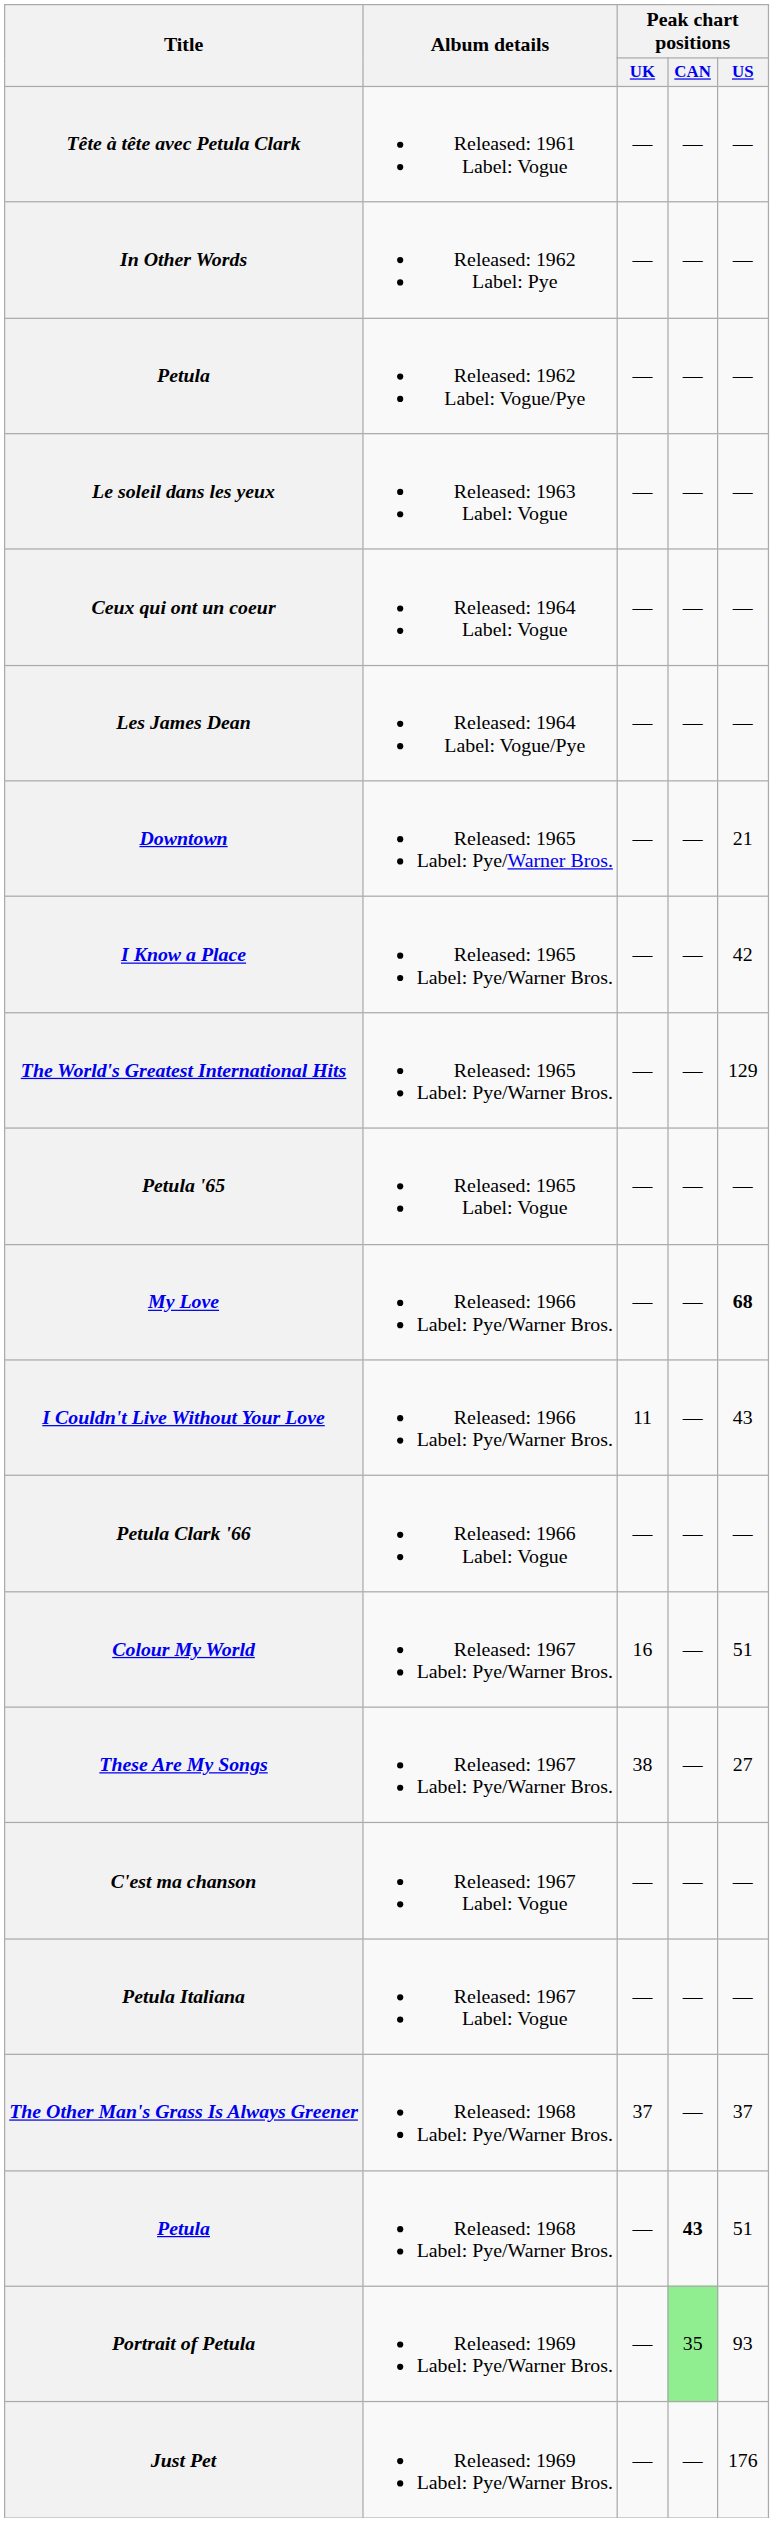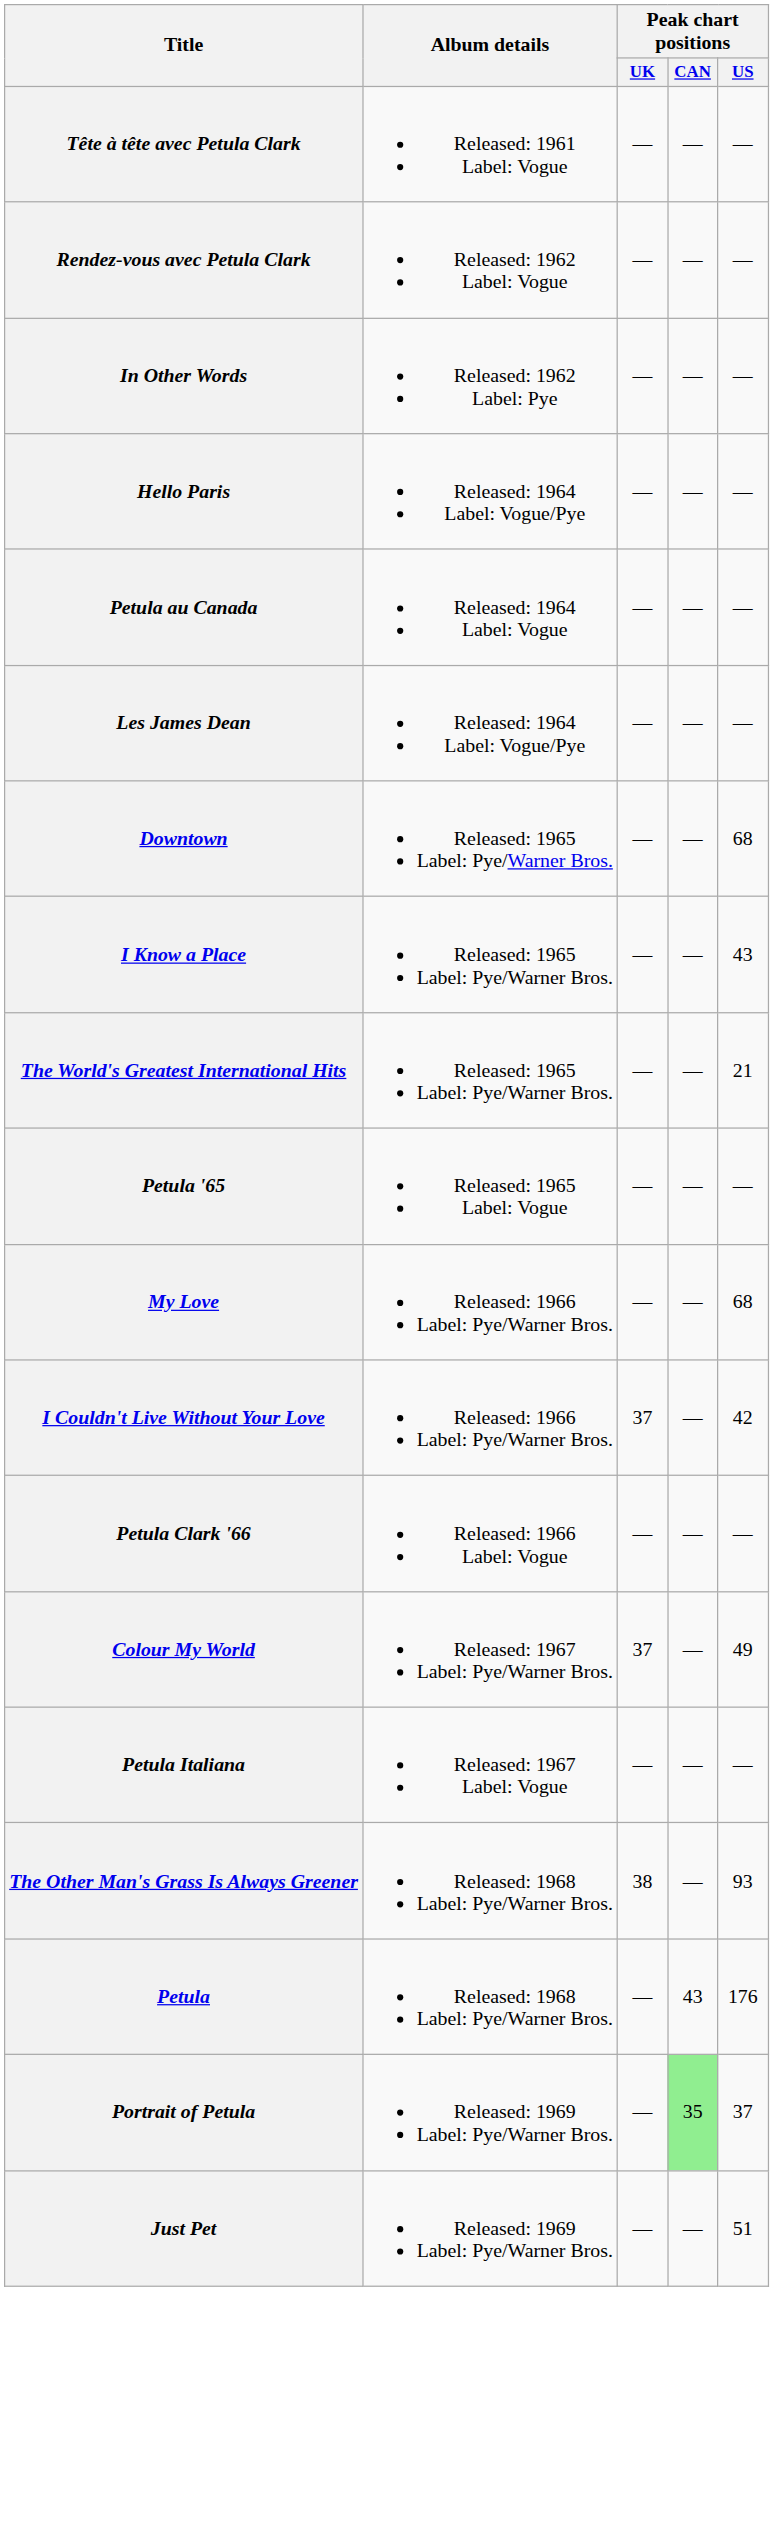+ row: (184, 259)
- row: (184, 375)
- row: (184, 491)
- row: (184, 607)
+ row: (184, 491)
+ row: (184, 607)
(743, 838) 21 -> (743, 838) 68
(743, 954) 42 -> (743, 954) 43
(743, 1070) 129 -> (743, 1070) 21
(743, 1301) bold -> (743, 1301) normal
(642, 1417) 11 -> (642, 1417) 37
(743, 1417) 43 -> (743, 1417) 42
(642, 1649) 16 -> (642, 1649) 37
(743, 1649) 51 -> (743, 1649) 49
- row: (184, 1764)
- row: (184, 1880)
(642, 2112) 37 -> (642, 1880) 38
(743, 2112) 37 -> (743, 1880) 93
(693, 2228) bold -> (693, 1996) normal
(743, 2228) 51 -> (743, 1996) 176
(743, 2343) 93 -> (743, 2112) 37
(743, 2459) 176 -> (743, 2228) 51
